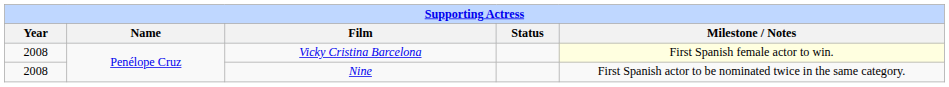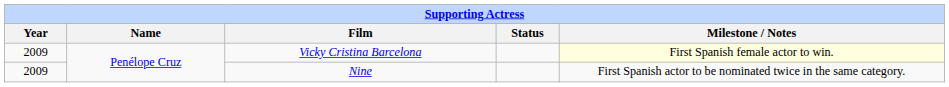(36, 52) 2008 -> (36, 52) 2009
(36, 71) 2008 -> (36, 71) 2009
